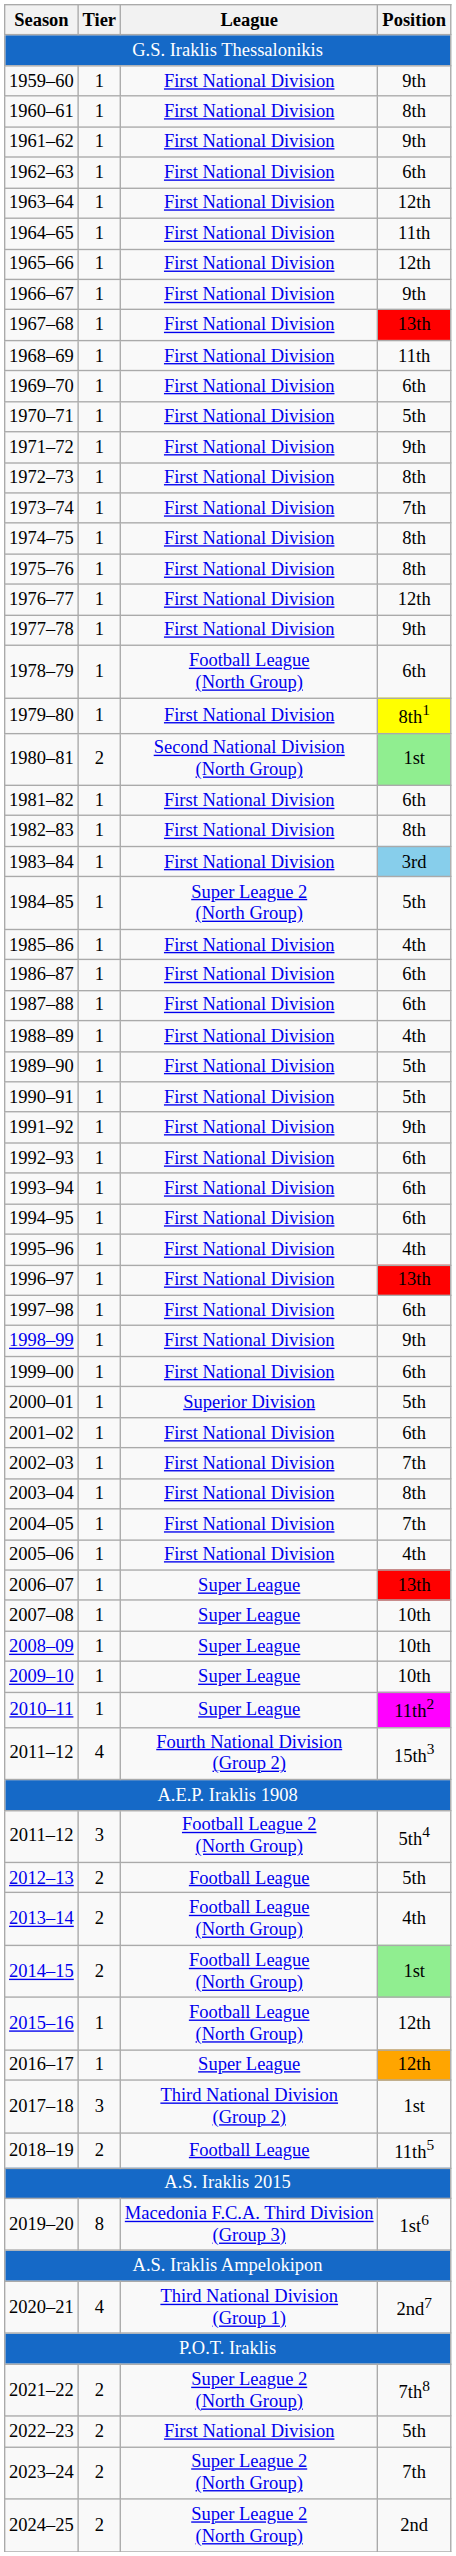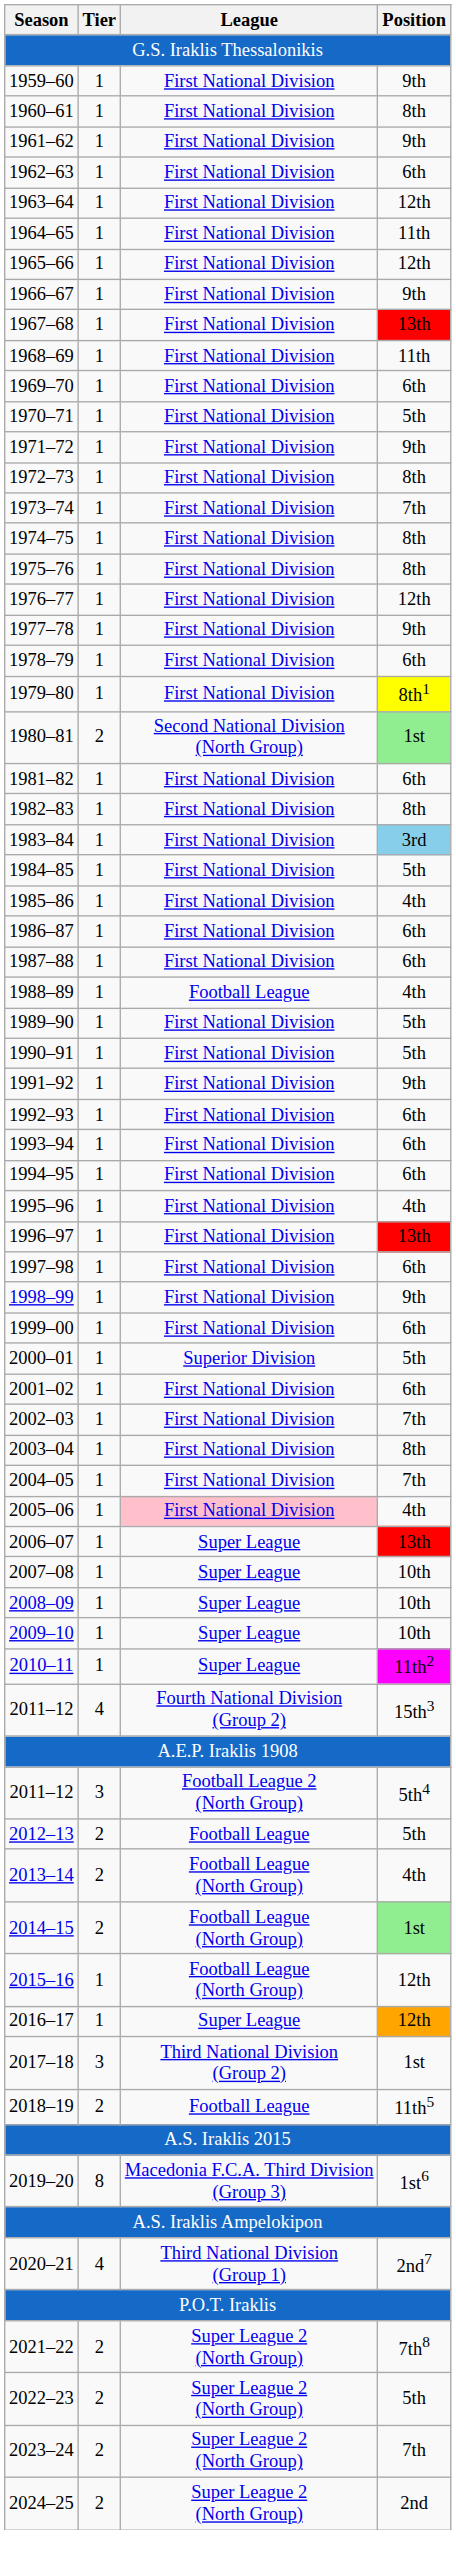(249, 671) Football League (North Group) -> (249, 660) First National Division
(249, 902) Super League 2 (North Group) -> (249, 870) First National Division
(249, 1035) First National Division -> (249, 992) Football League
(249, 1554) no background -> (249, 1511) pink background
(249, 2431) First National Division -> (249, 2398) Super League 2 (North Group)
